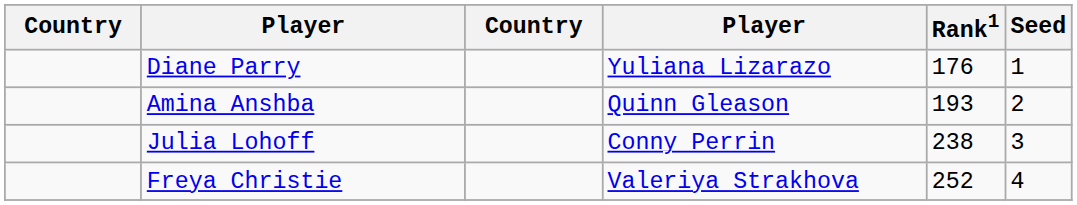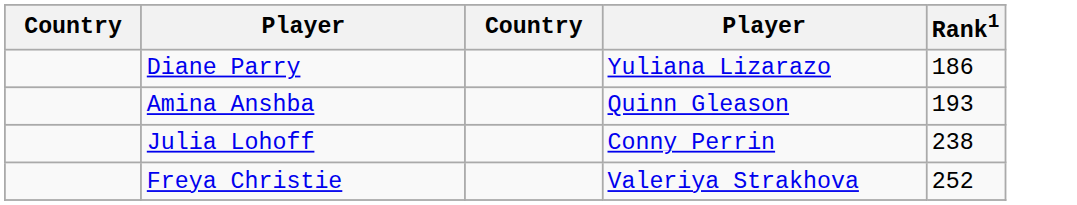- column: (1038, 27)
(953, 68) 176 -> (953, 68) 186
